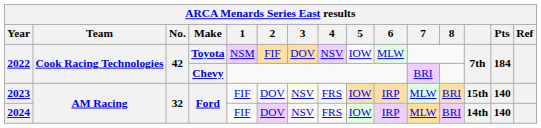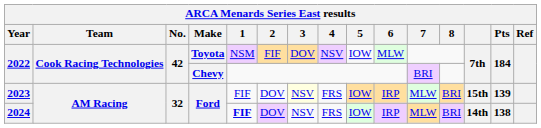(502, 93) 140 -> (502, 93) 139
(242, 113) normal -> (242, 113) bold
(502, 113) 140 -> (502, 113) 138
